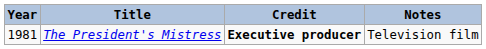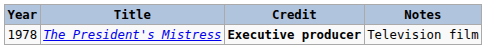(22, 35) 1981 -> (22, 35) 1978
